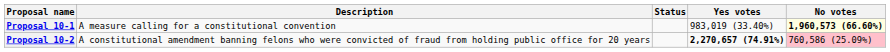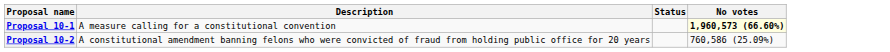- column: (737, 11)
(831, 40) pink background -> (732, 40) no background
